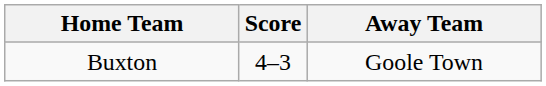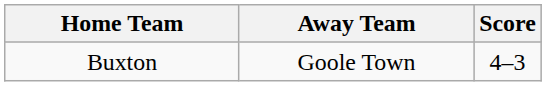columns swapped: (273, 23) <-> (424, 23)
